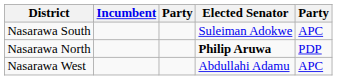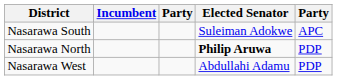(311, 66) APC -> (310, 66) PDP
